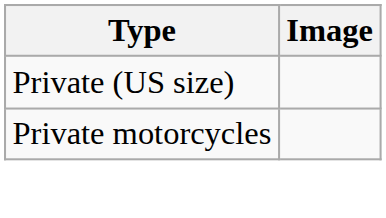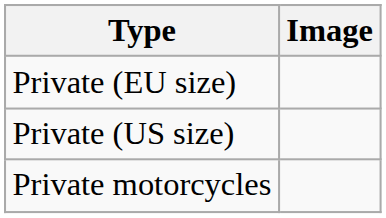+ row: (124, 81)
